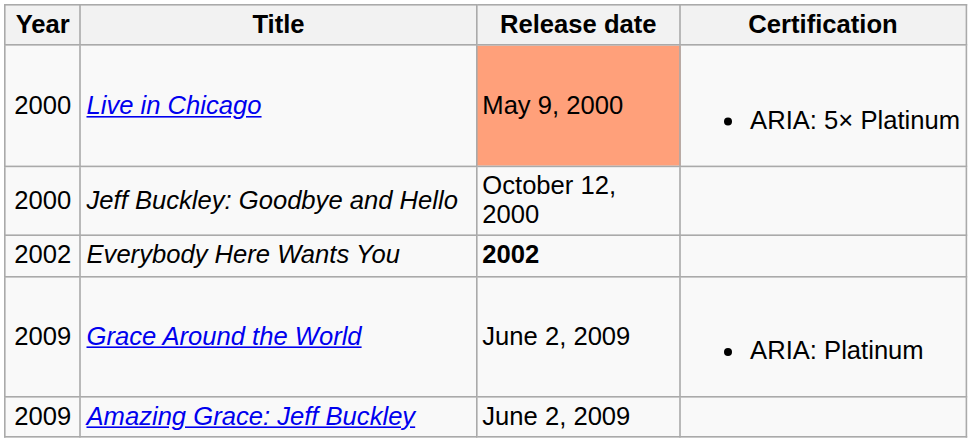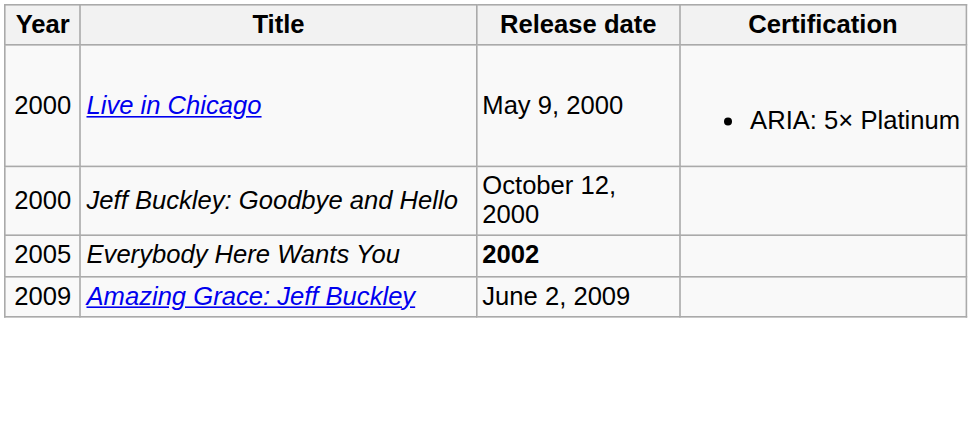(553, 105) lightsalmon background -> (553, 105) no background
(43, 255) 2002 -> (43, 255) 2005
- row: (224, 336)
